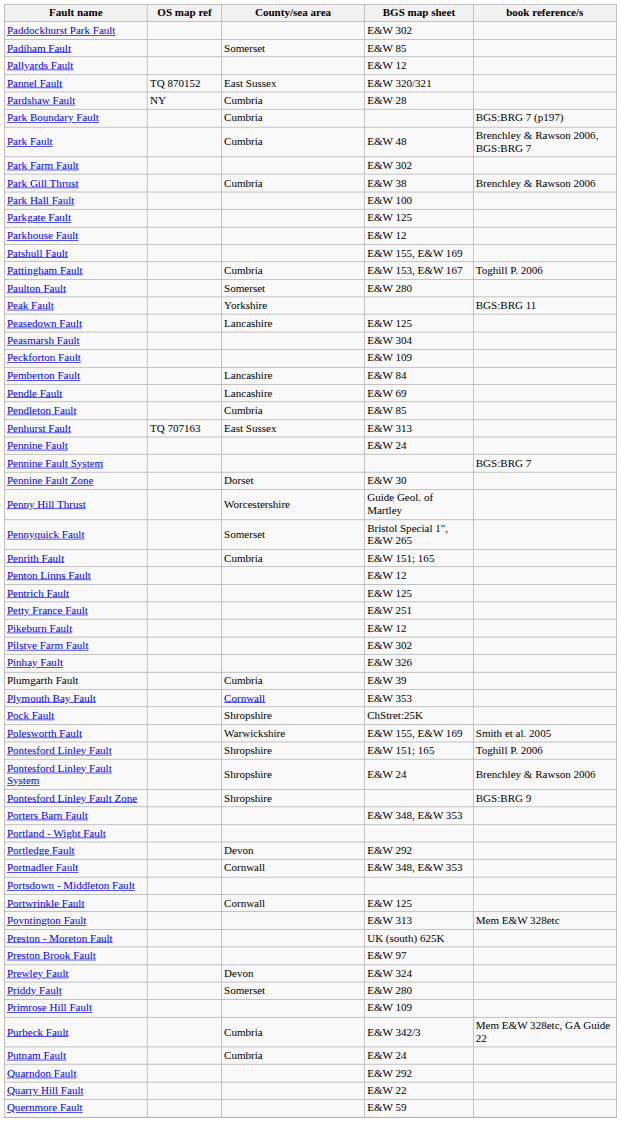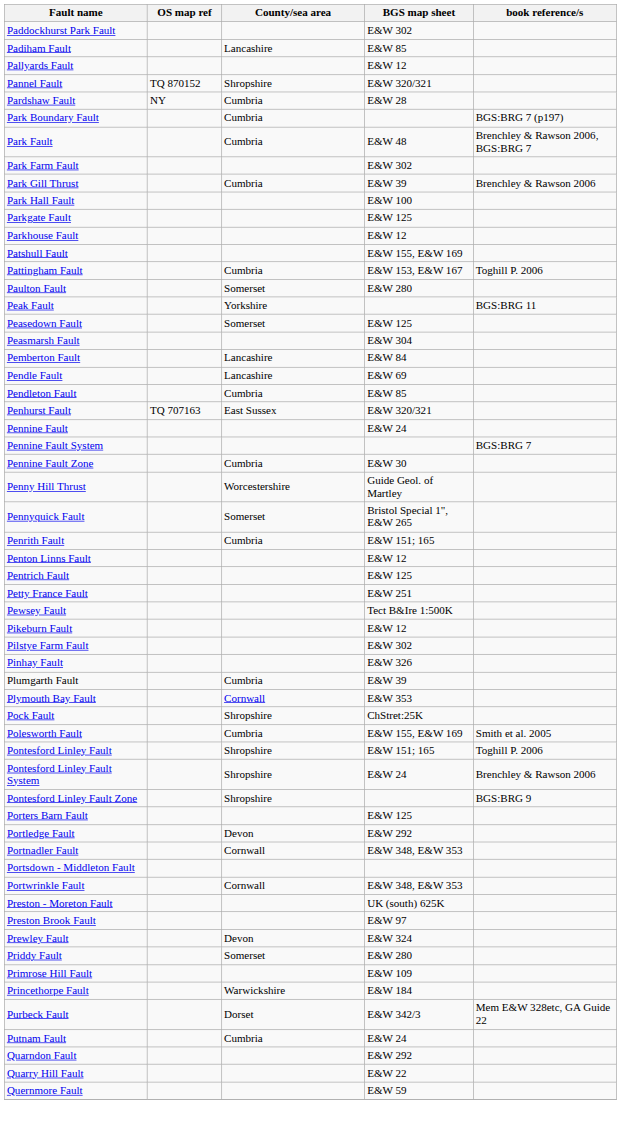(245, 48) Somerset -> (248, 48) Lancashire
(250, 83) East Sussex -> (248, 83) Shropshire
(387, 183) E&W 38 -> (387, 183) E&W 39
(248, 323) Lancashire -> (245, 323) Somerset
- row: (44, 358)
(390, 428) E&W 313 -> (399, 410) E&W 320/321
(239, 480) Dorset -> (243, 463) Cumbria
+ row: (36, 610)
(255, 733) Warwickshire -> (243, 733) Cumbria
(415, 815) E&W 348, E&W 353 -> (390, 815) E&W 125
- row: (56, 833)
(390, 903) E&W 125 -> (415, 885) E&W 348, E&W 353
- row: (47, 920)
+ row: (48, 990)
(243, 1032) Cumbria -> (239, 1014) Dorset
